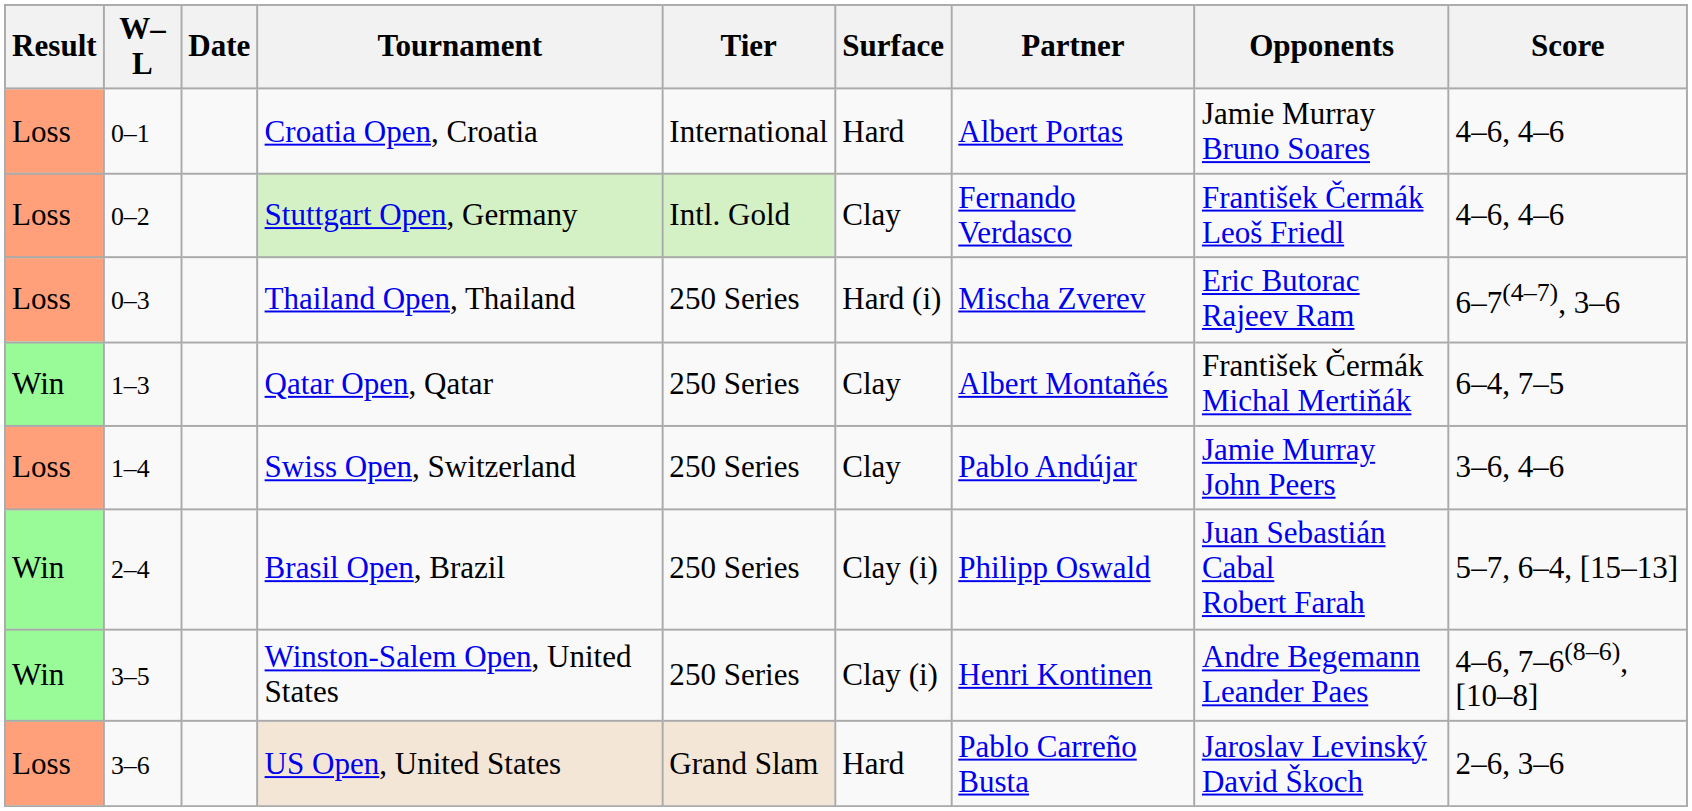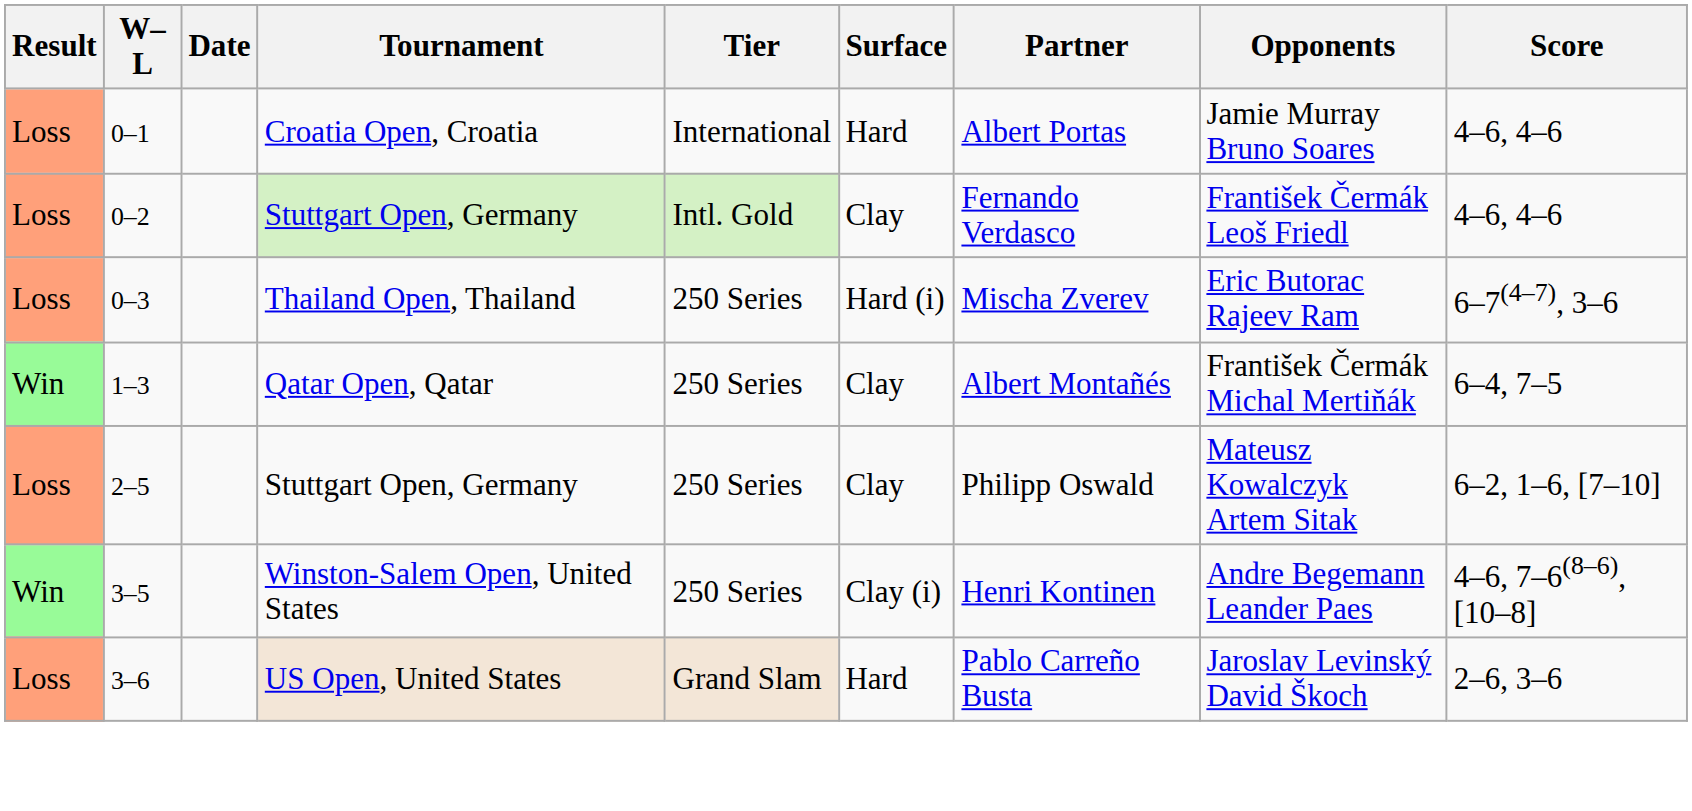- row: (130, 469)
- row: (130, 570)
+ row: (130, 486)
